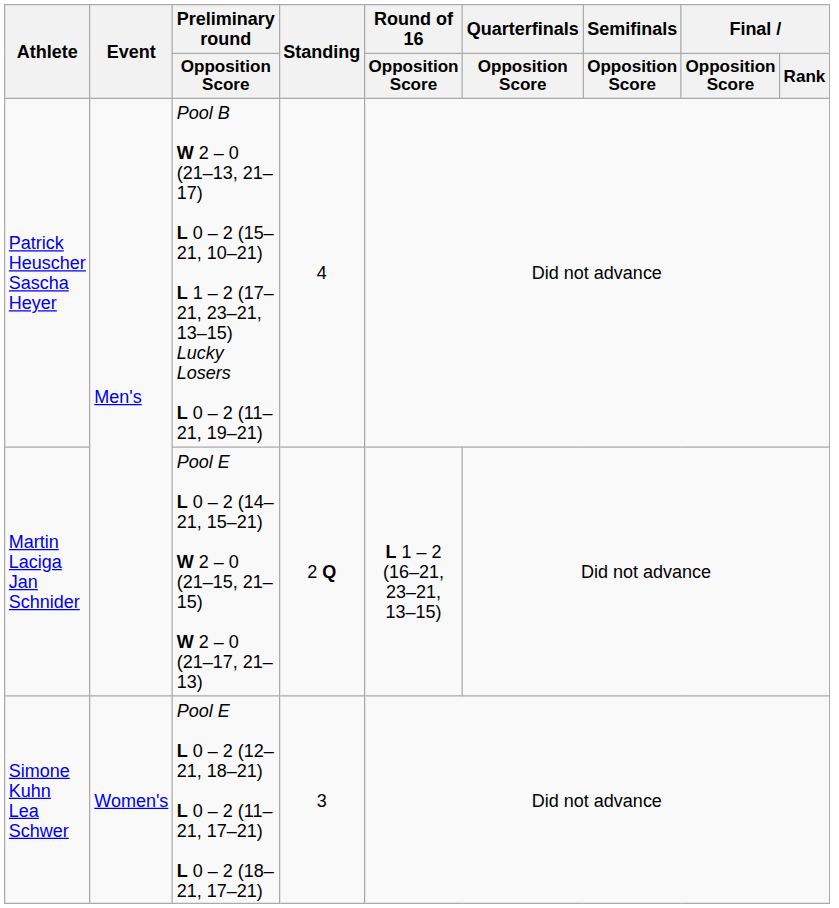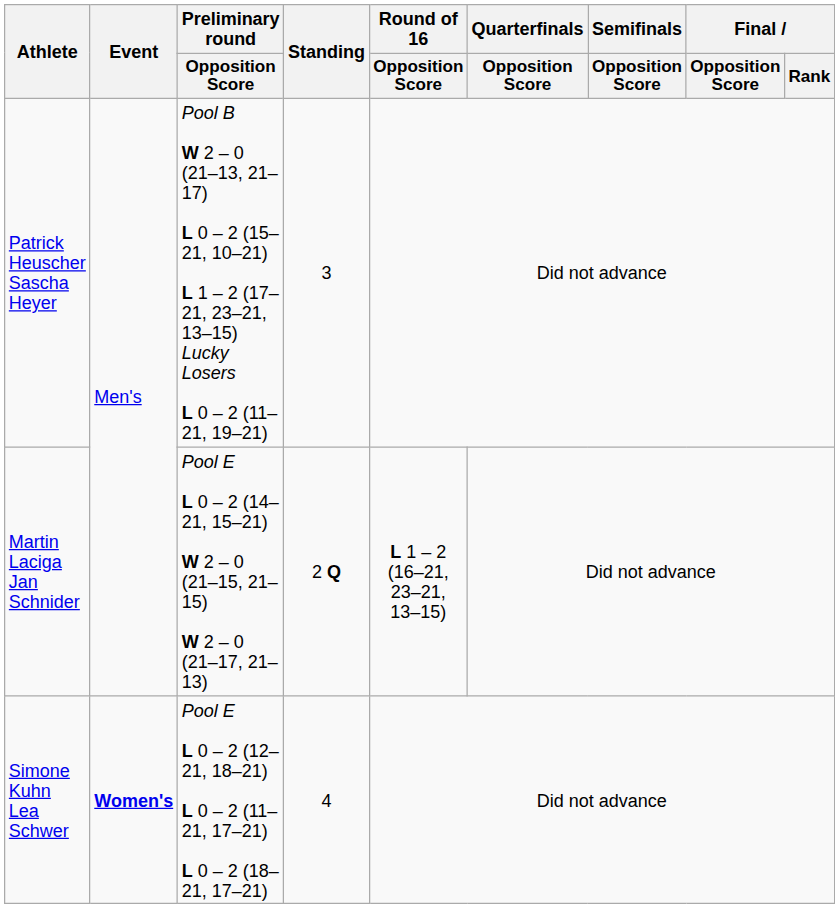(322, 273) 4 -> (327, 273) 3
(131, 800) normal -> (134, 800) bold
(322, 800) 3 -> (327, 800) 4
